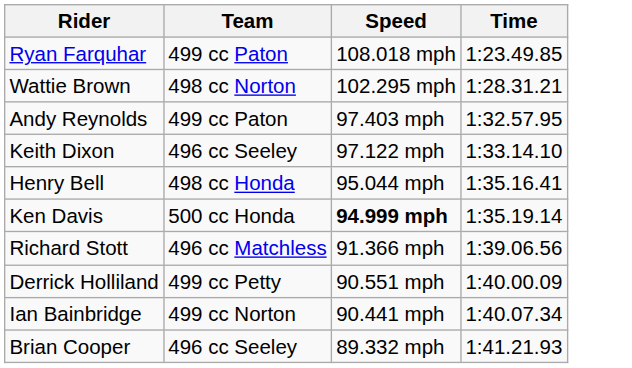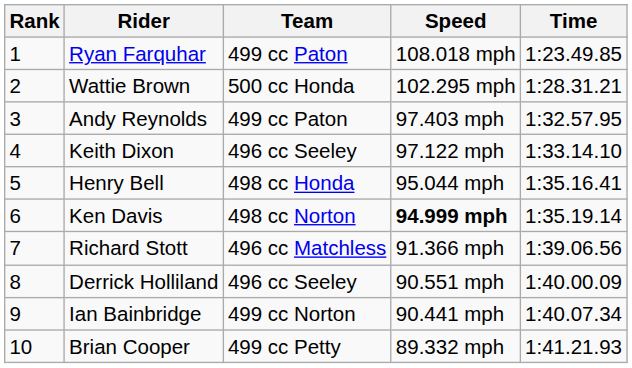+ column: (35, 21)
(232, 86) 498 cc Norton -> (291, 86) 500 cc Honda
(232, 216) 500 cc Honda -> (292, 216) 498 cc Norton
(225, 281) 499 cc Petty -> (292, 281) 496 cc Seeley
(233, 346) 496 cc Seeley -> (284, 346) 499 cc Petty
